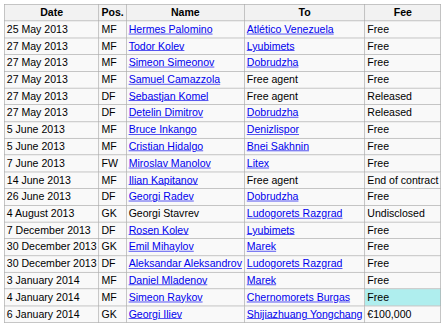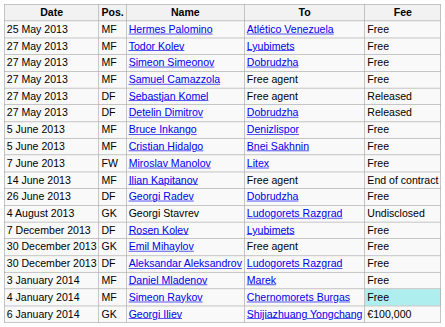(261, 247) Marek -> (272, 247) Free agent
